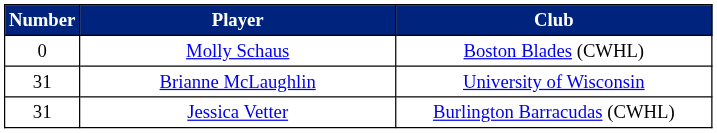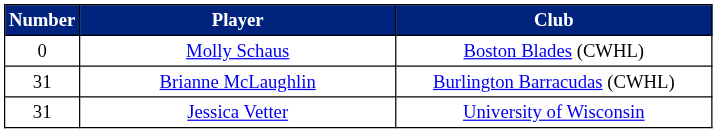(554, 81) University of Wisconsin -> (554, 81) Burlington Barracudas (CWHL)
(554, 112) Burlington Barracudas (CWHL) -> (554, 112) University of Wisconsin
